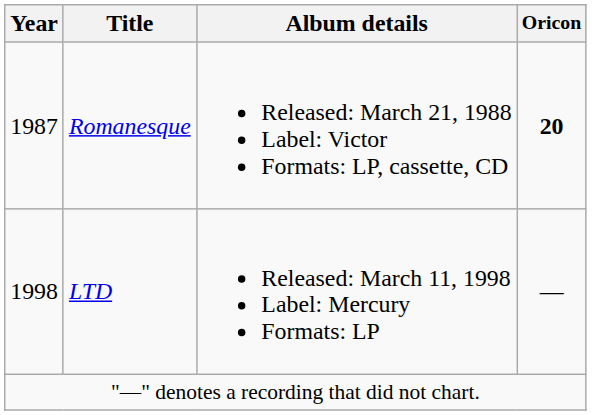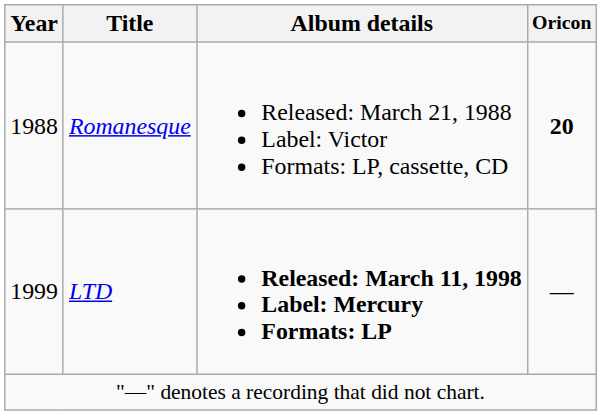(34, 125) 1987 -> (34, 125) 1988
(34, 291) 1998 -> (34, 291) 1999
(357, 305) normal -> (362, 305) bold
